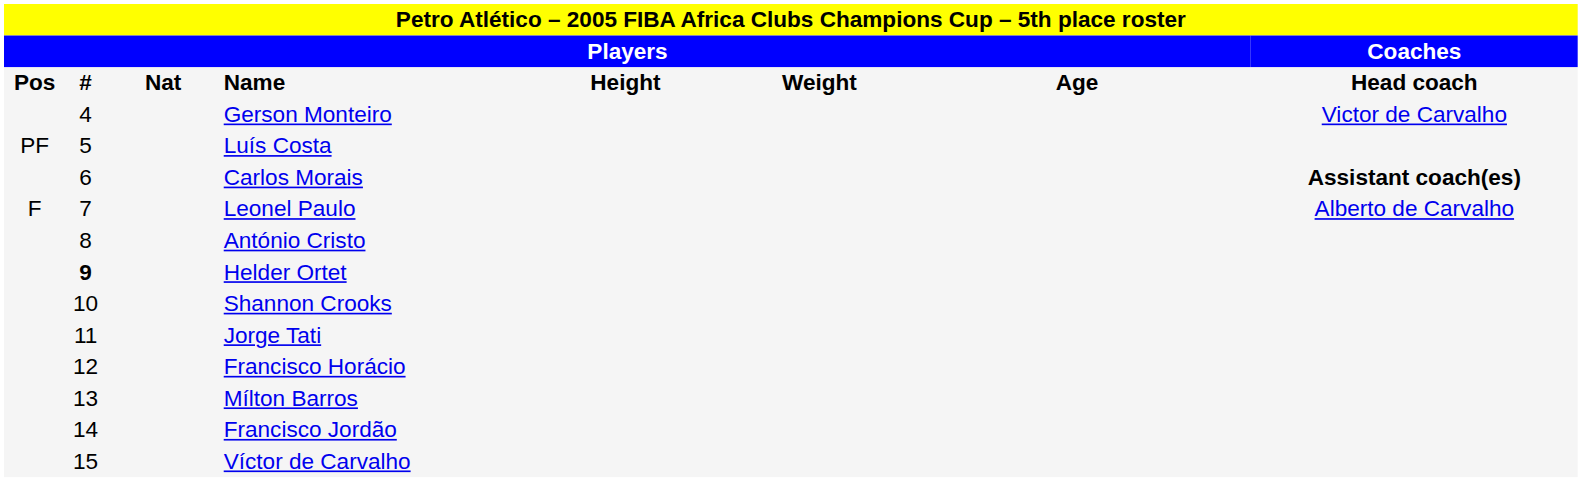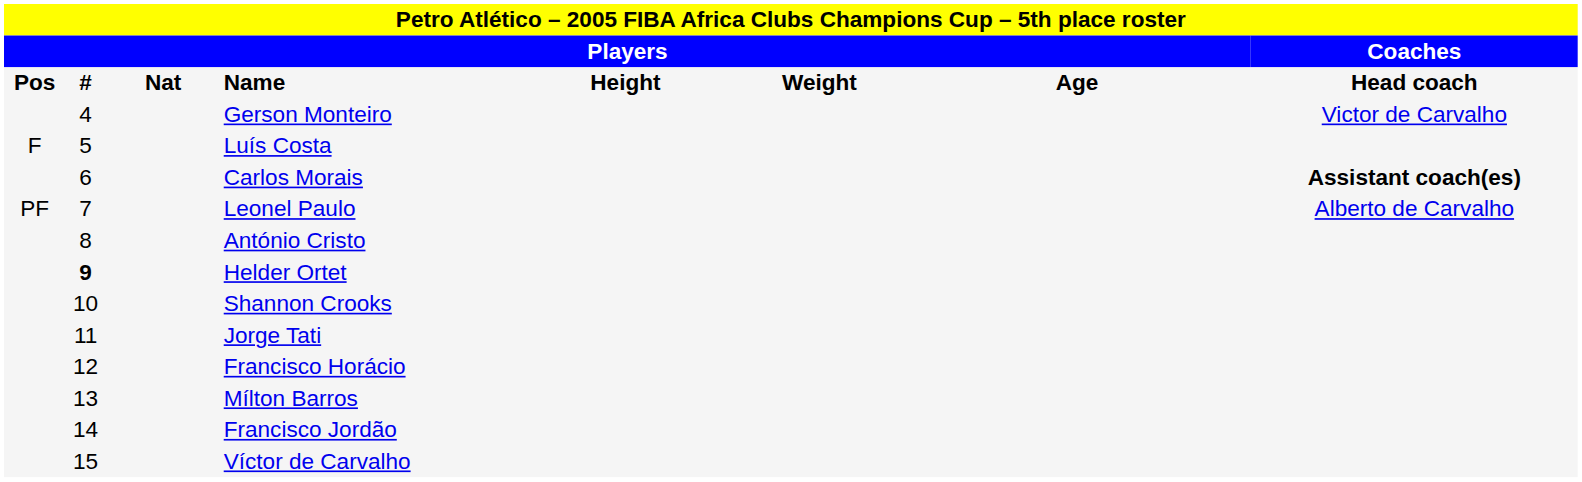(35, 146) PF -> (35, 146) F
(35, 209) F -> (35, 209) PF
